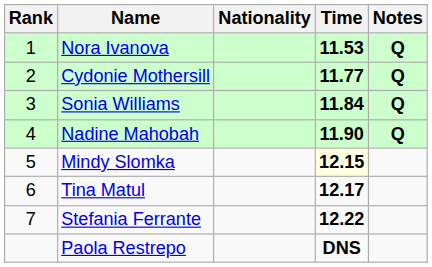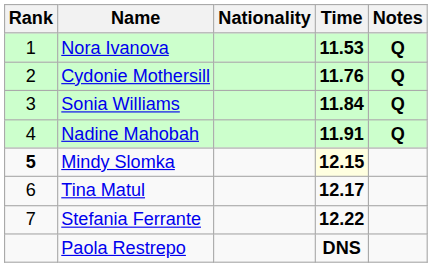(342, 76) 11.77 -> (342, 76) 11.76
(342, 133) 11.90 -> (342, 133) 11.91
(31, 162) normal -> (31, 162) bold
